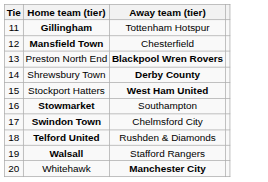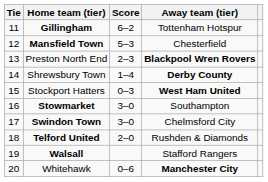+ column: (126, 12)
